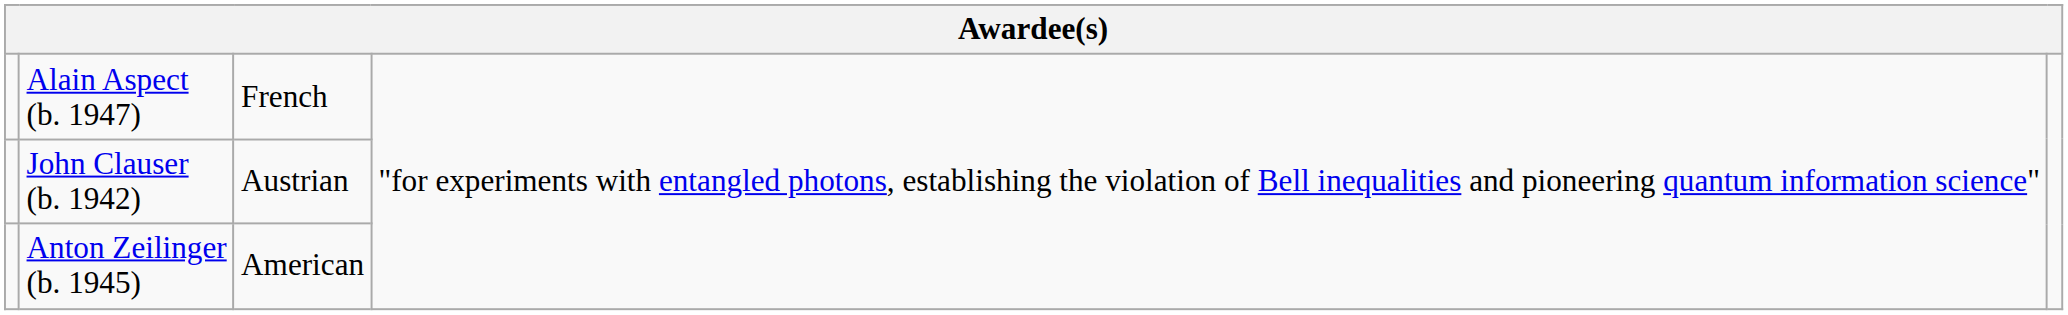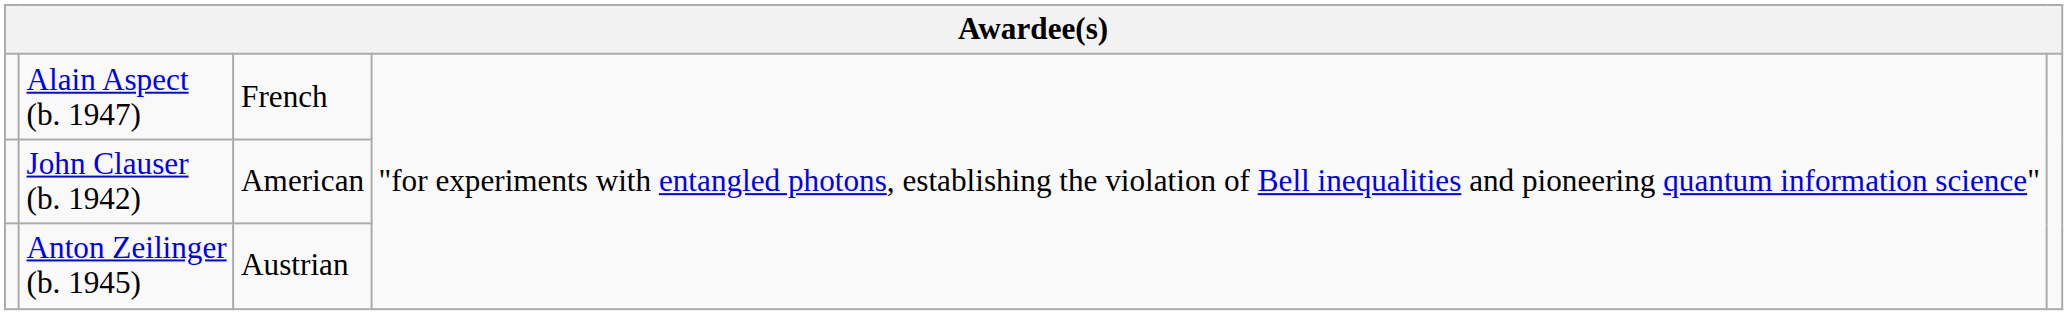(295, 180) Austrian -> (303, 180) American
(303, 265) American -> (295, 265) Austrian
